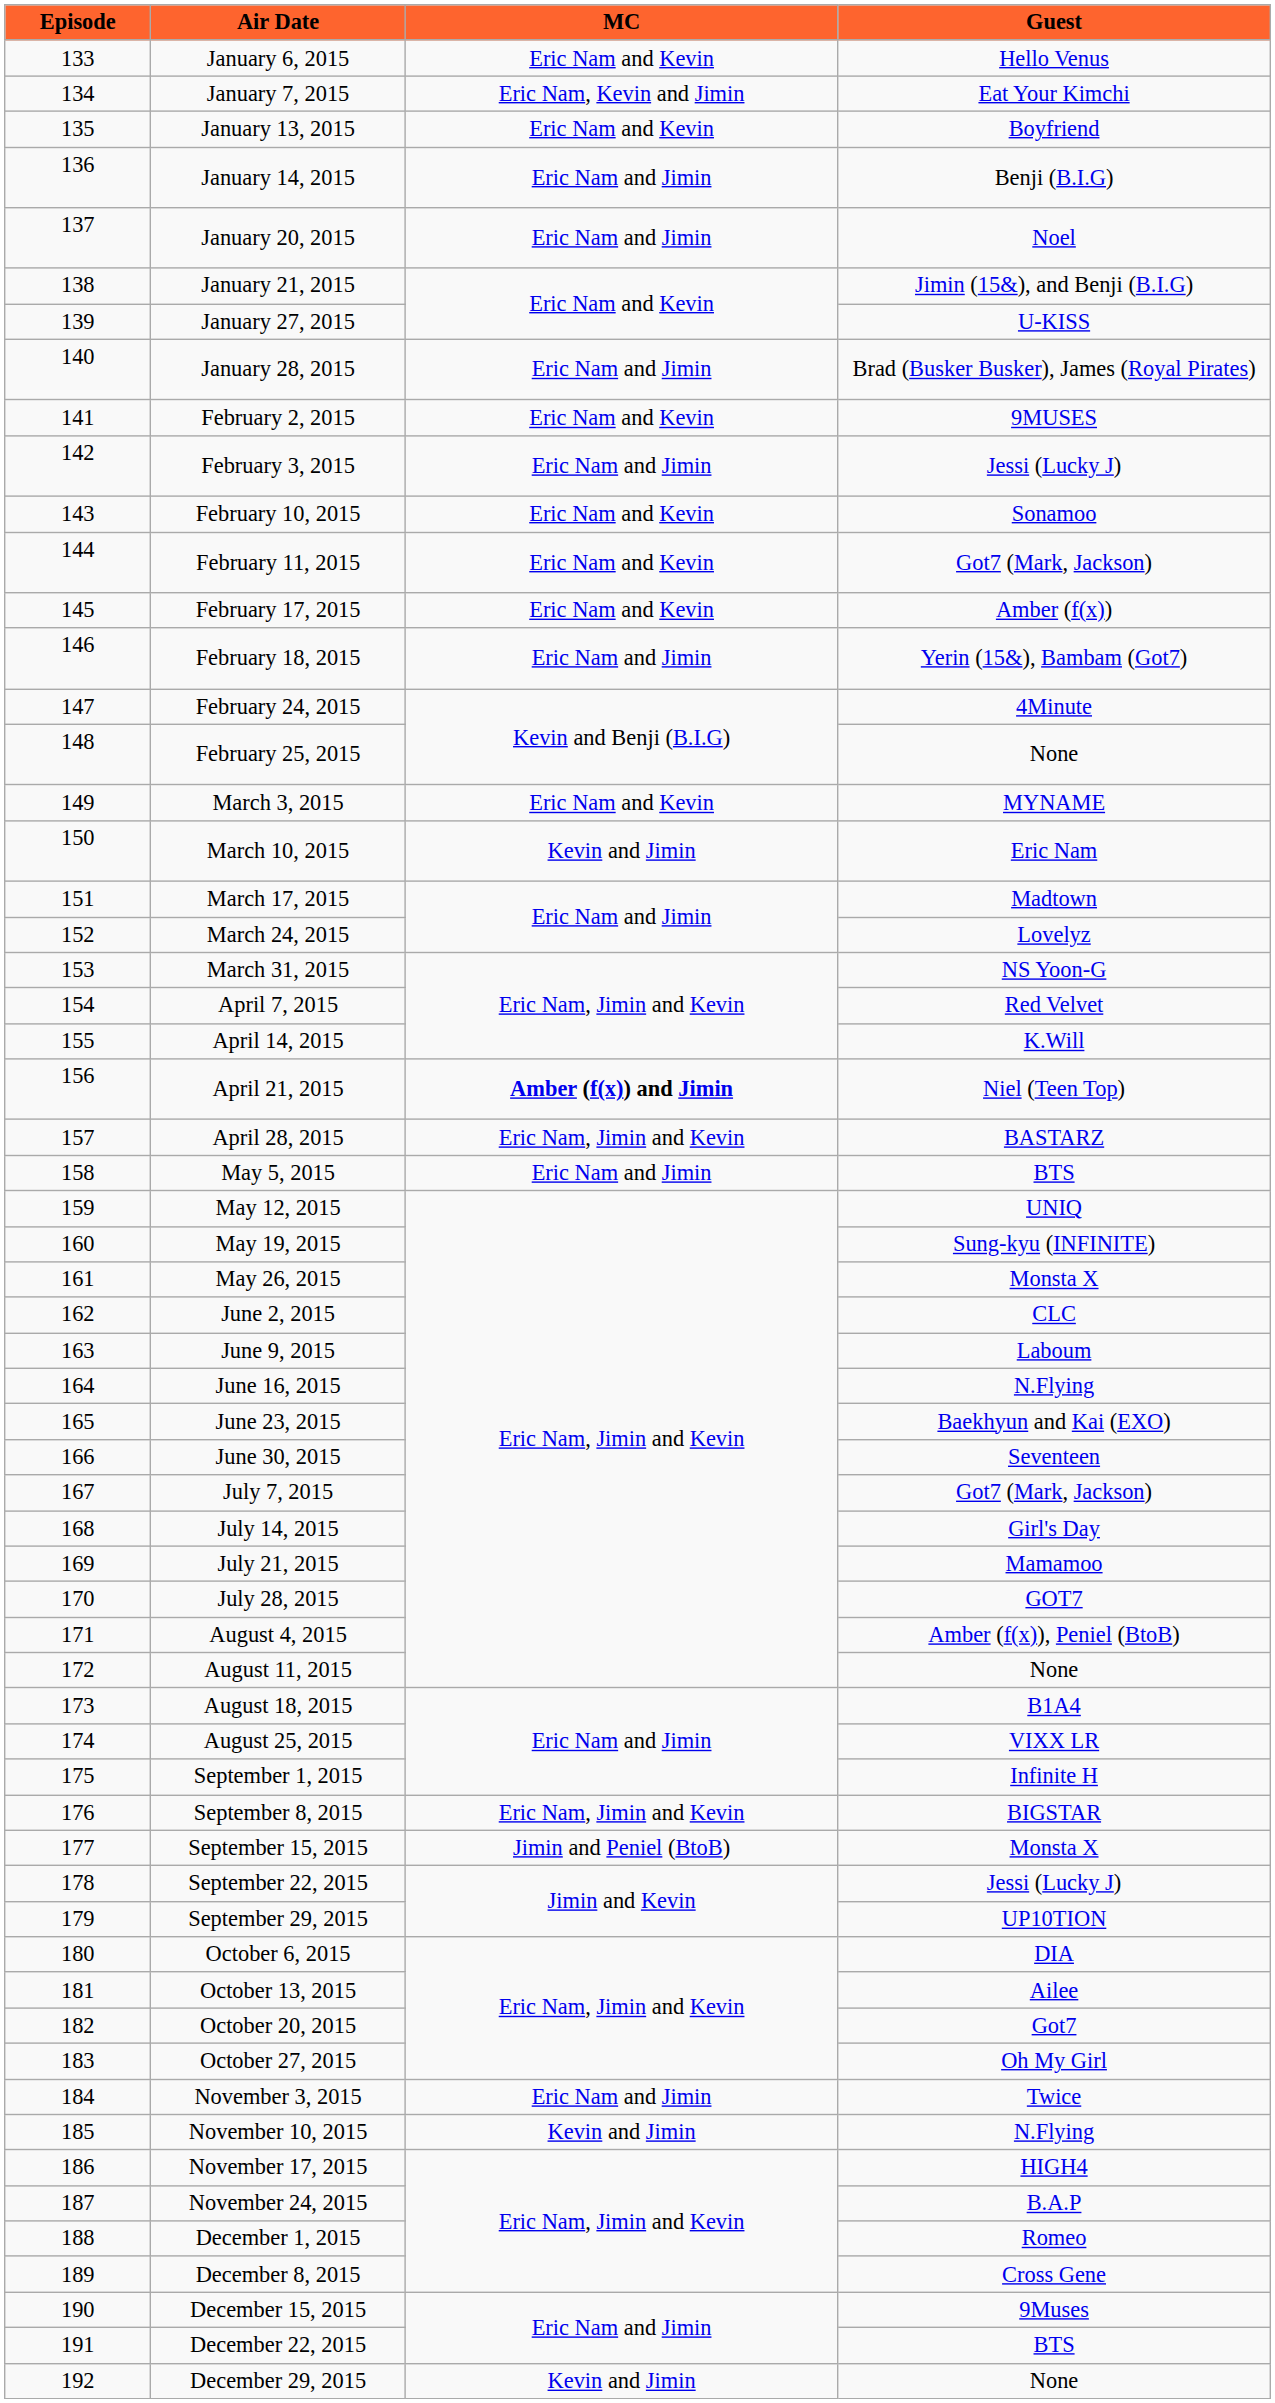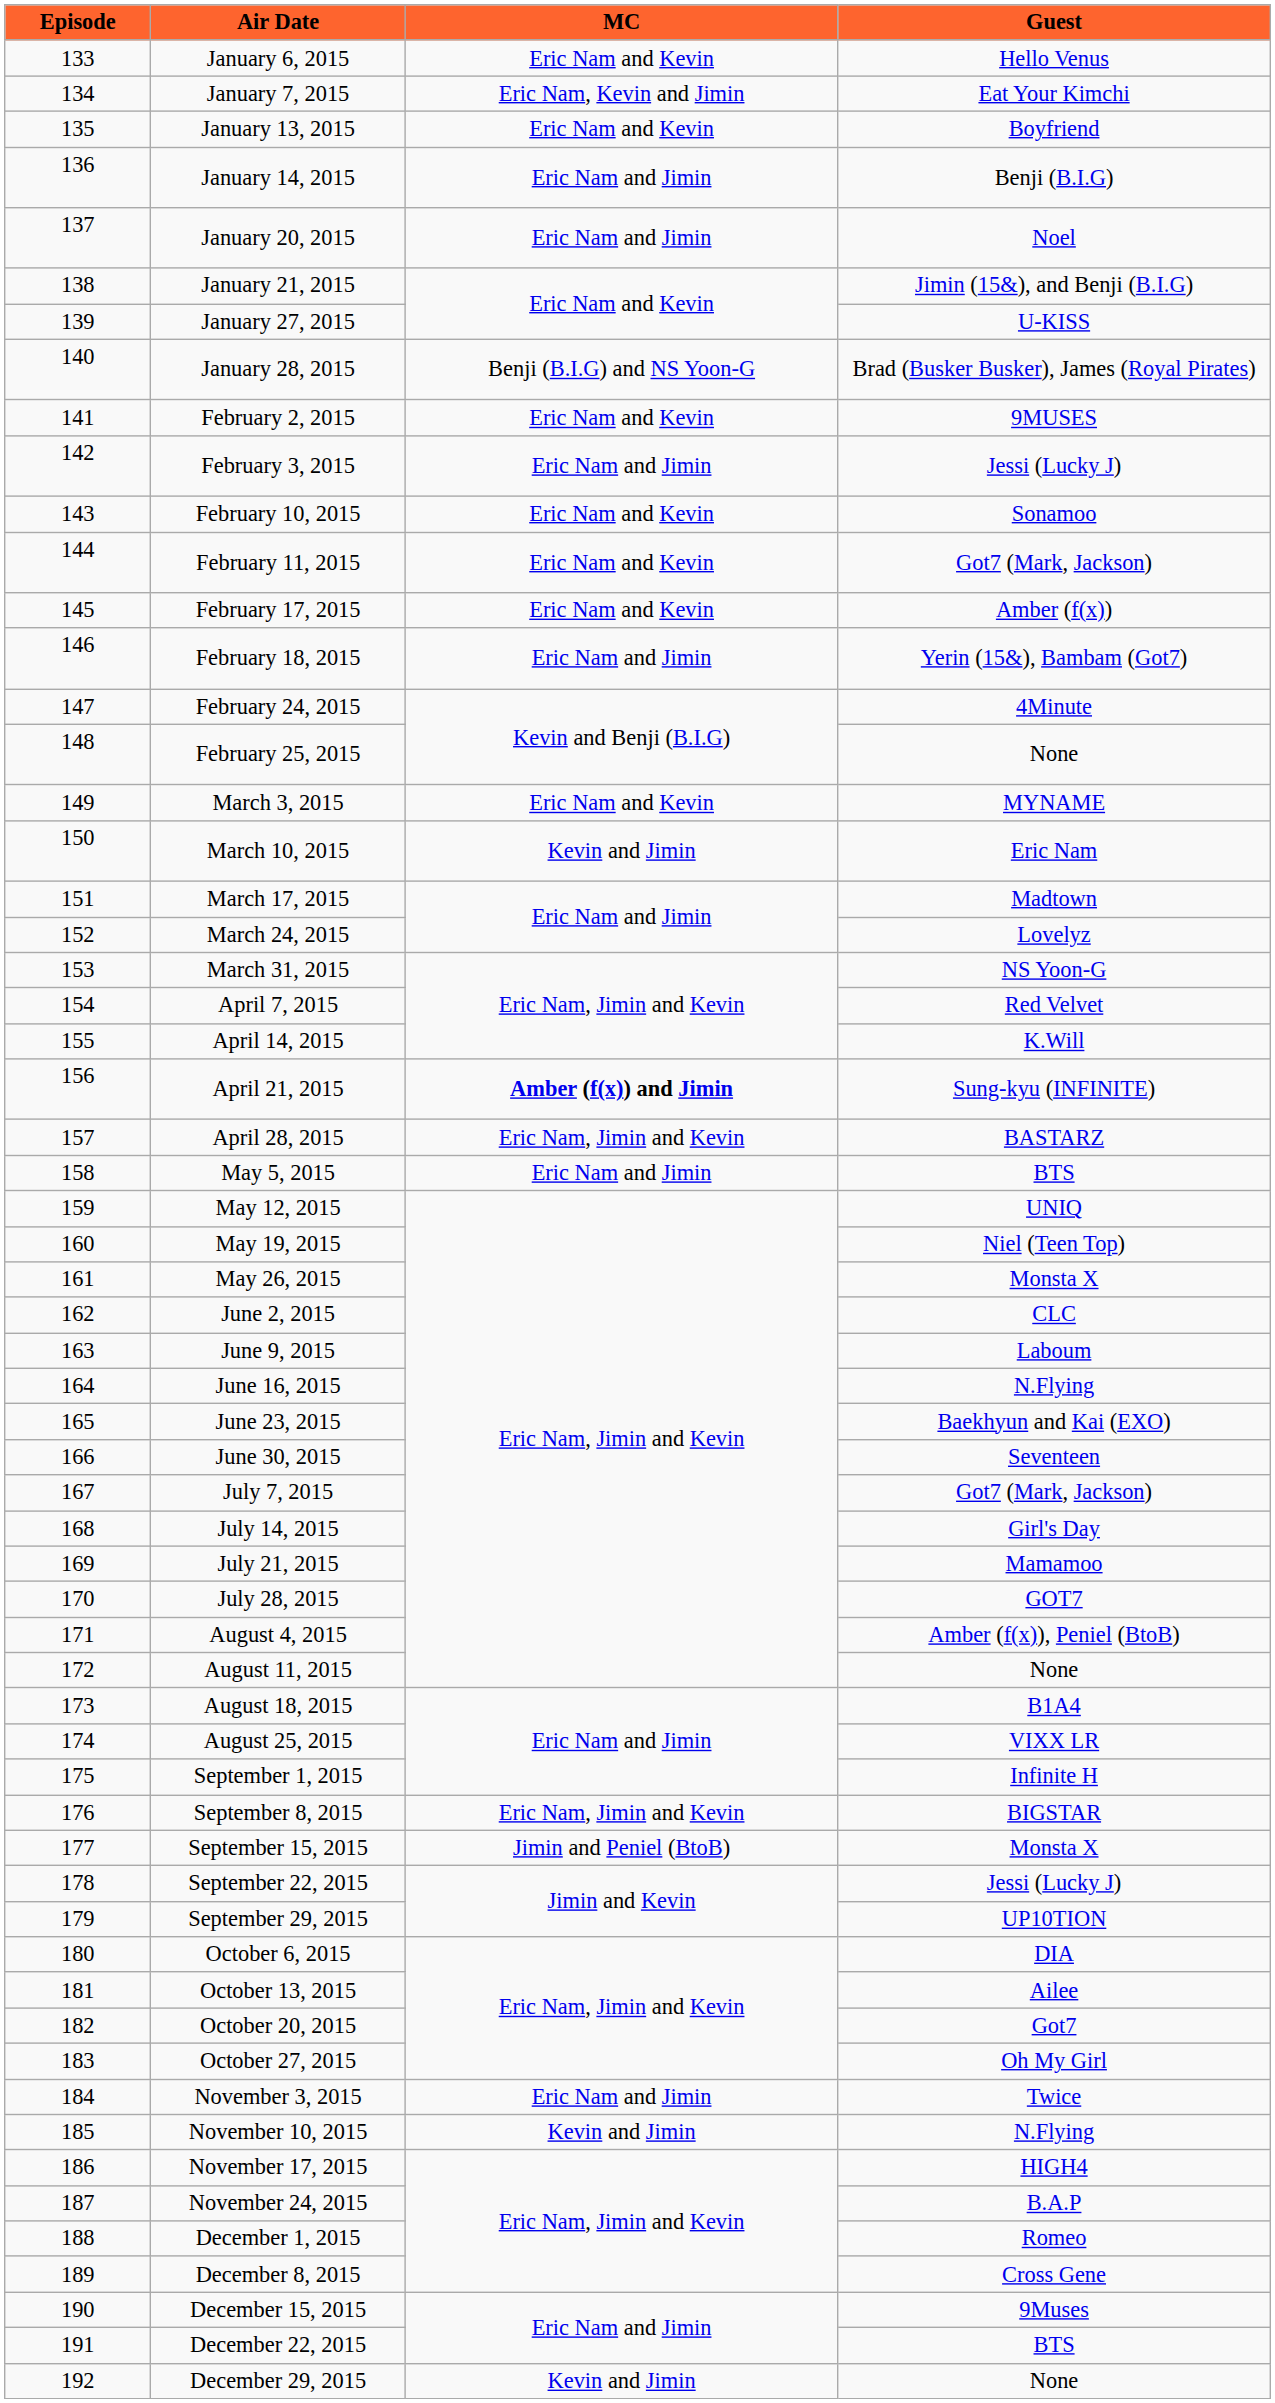(622, 369) Eric Nam and Jimin -> (622, 369) Benji (B.I.G) and NS Yoon-G
(1054, 1089) Niel (Teen Top) -> (1054, 1089) Sung-kyu (INFINITE)
(1054, 1243) Sung-kyu (INFINITE) -> (1054, 1243) Niel (Teen Top)
